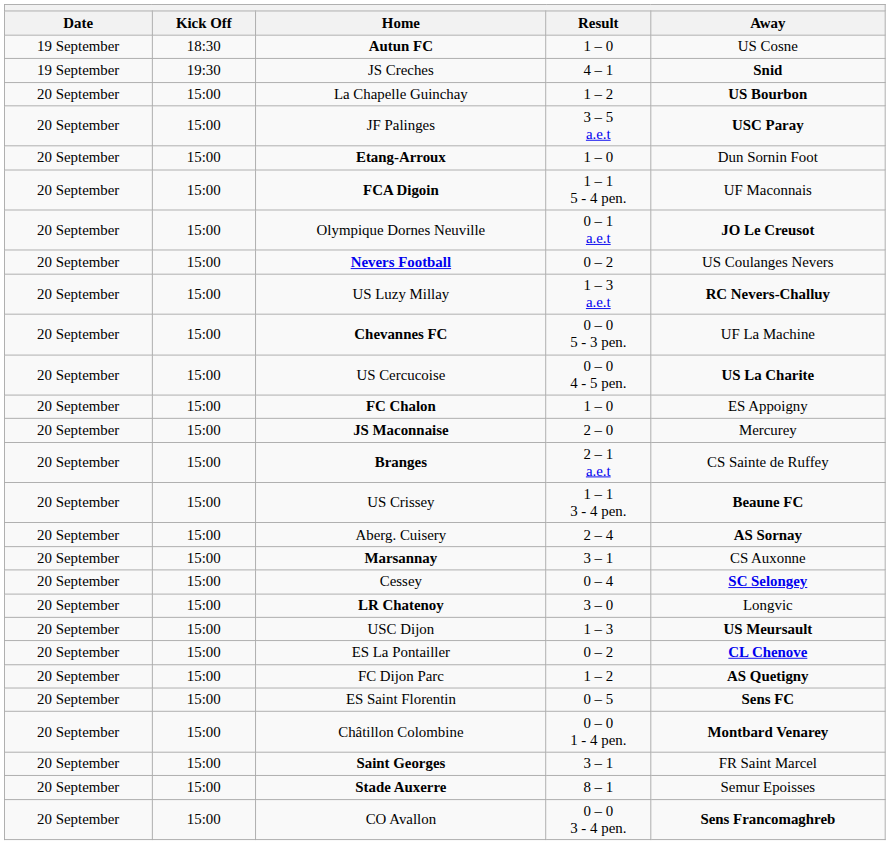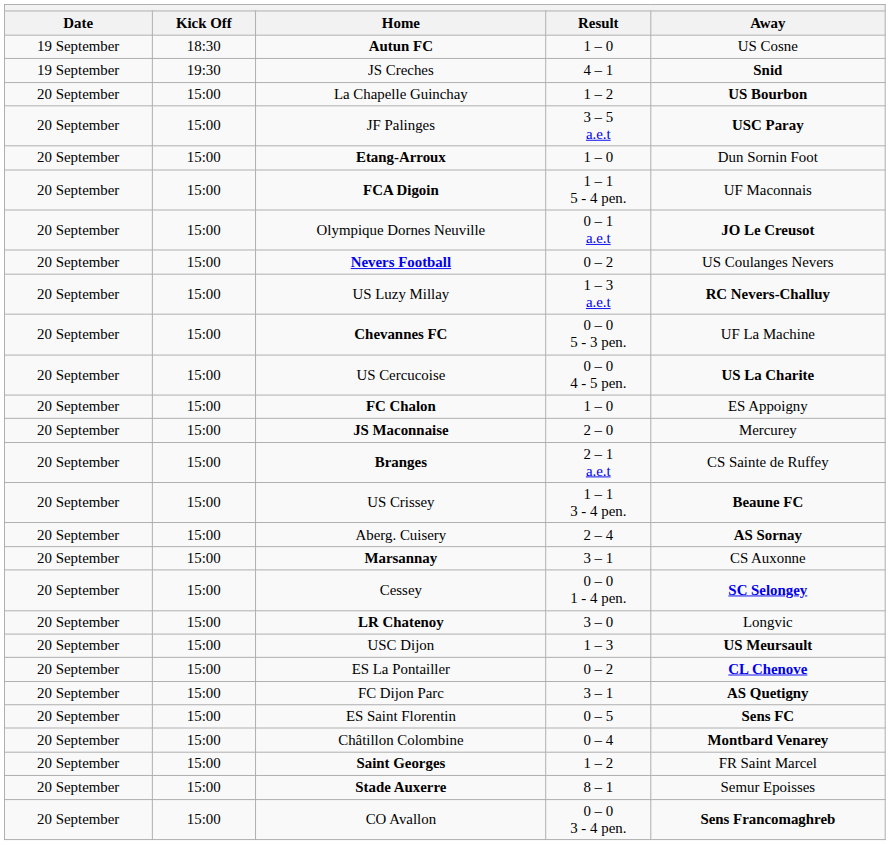(598, 581) 0 – 4 -> (598, 590) 0 – 0 1 - 4 pen.
(598, 676) 1 – 2 -> (598, 692) 3 – 1
(598, 731) 0 – 0 1 - 4 pen. -> (598, 740) 0 – 4
(598, 763) 3 – 1 -> (598, 763) 1 – 2
